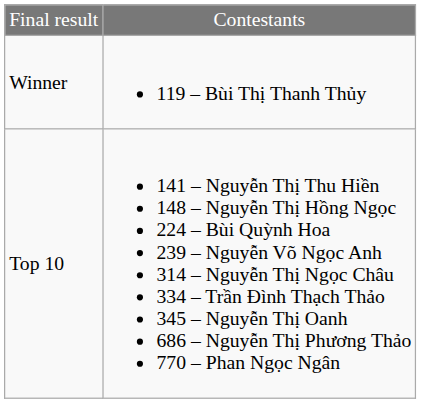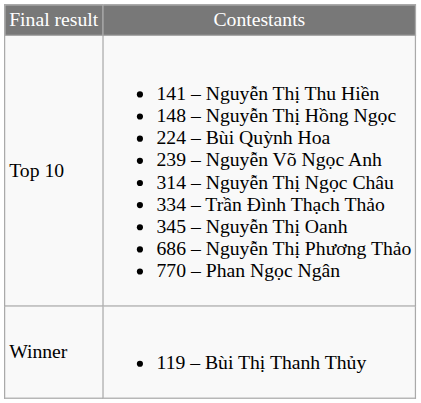rows swapped: (38, 82) <-> (37, 263)
